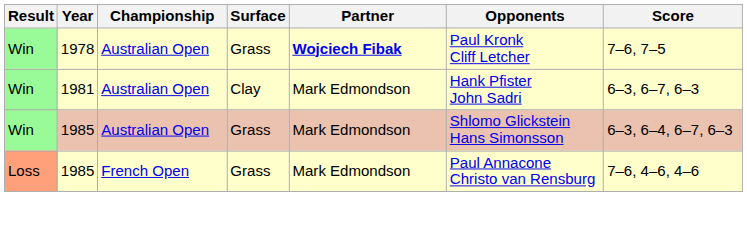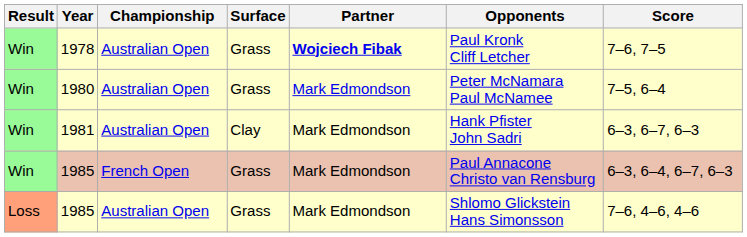+ row: (21, 89)
(155, 130) Australian Open -> (145, 171) French Open
(510, 130) Shlomo Glickstein Hans Simonsson -> (523, 171) Paul Annacone Christo van Rensburg
(145, 171) French Open -> (155, 211) Australian Open
(523, 171) Paul Annacone Christo van Rensburg -> (510, 211) Shlomo Glickstein Hans Simonsson
